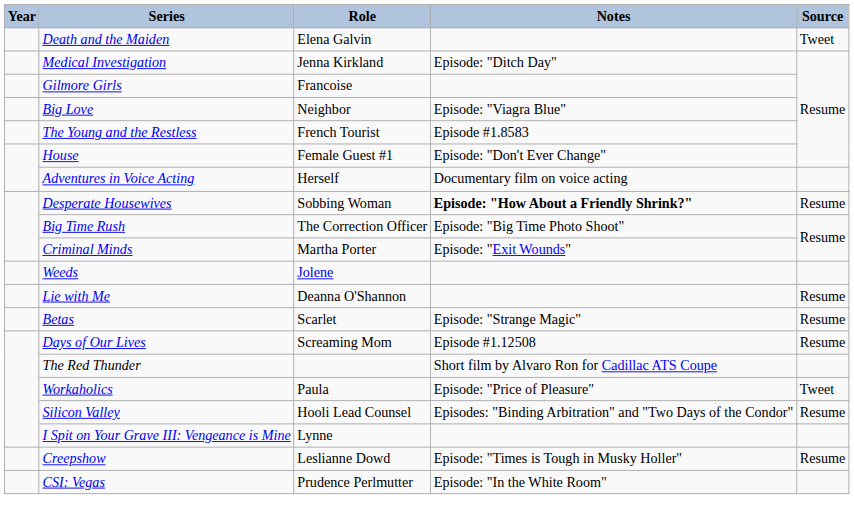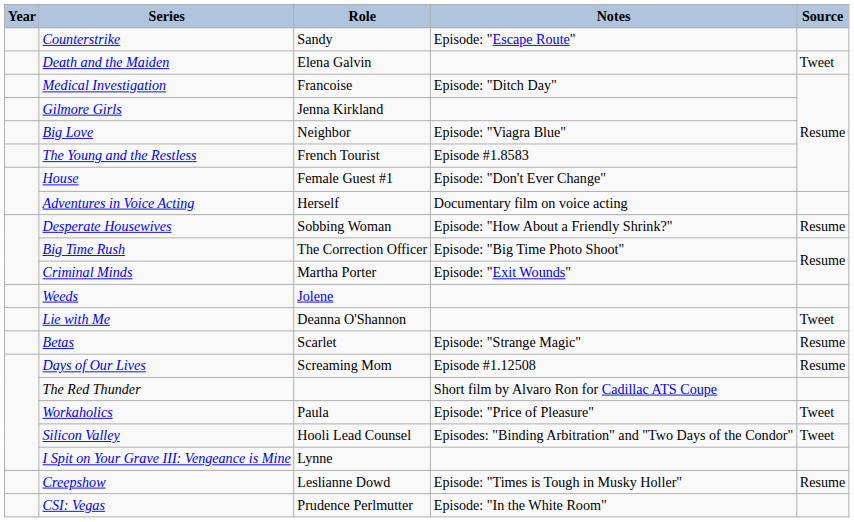+ row: (81, 39)
(340, 62) Jenna Kirkland -> (325, 86) Francoise
(325, 86) Francoise -> (340, 109) Jenna Kirkland
(563, 202) bold -> (553, 226) normal
(823, 296) Resume -> (817, 319) Tweet
(823, 412) Resume -> (817, 435) Tweet
